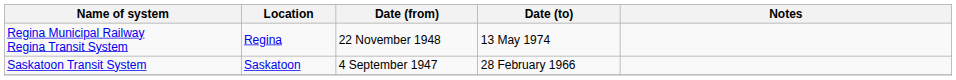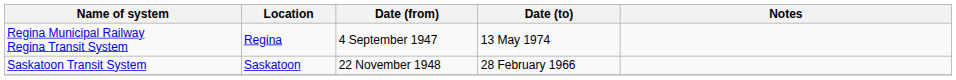(390, 39) 22 November 1948 -> (388, 39) 4 September 1947
(388, 65) 4 September 1947 -> (390, 65) 22 November 1948
